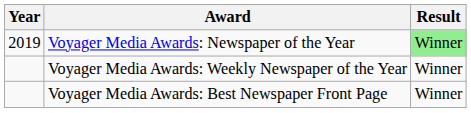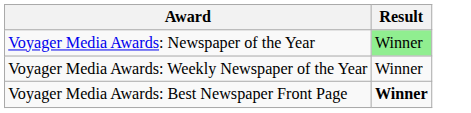- column: (24, 17)
(439, 94) normal -> (401, 94) bold
